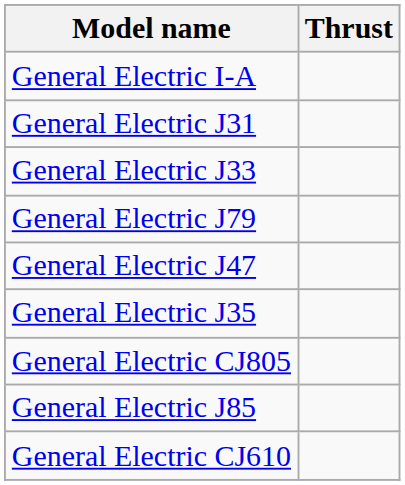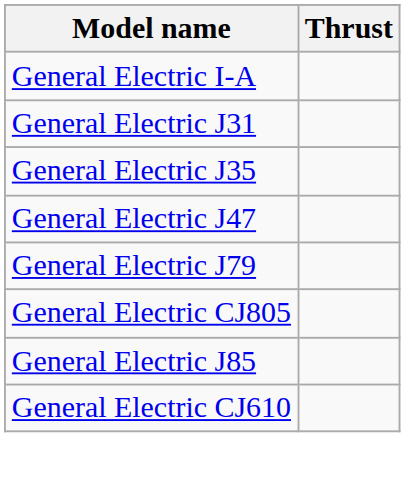- row: (134, 170)
rows swapped: (134, 312) <-> (134, 218)
